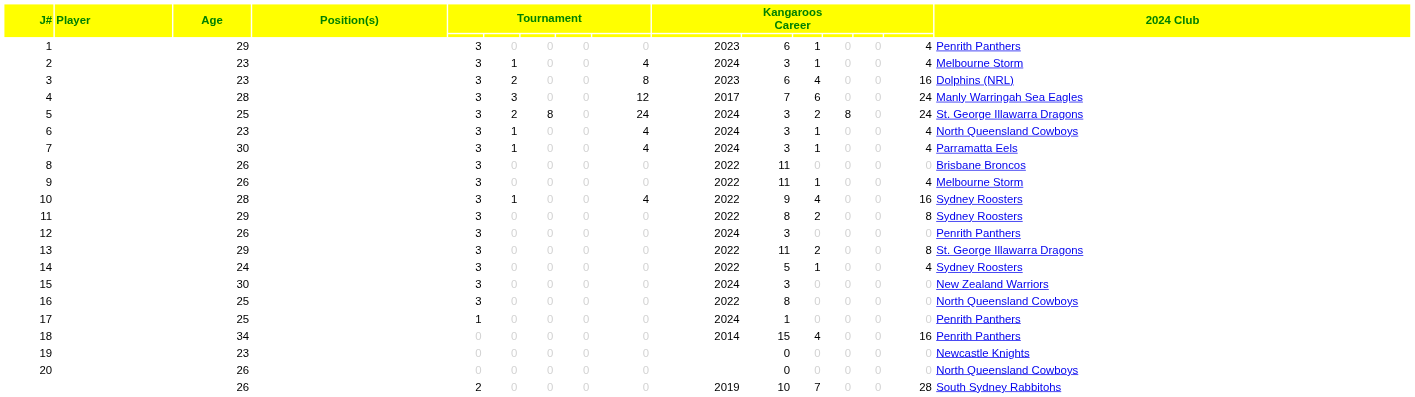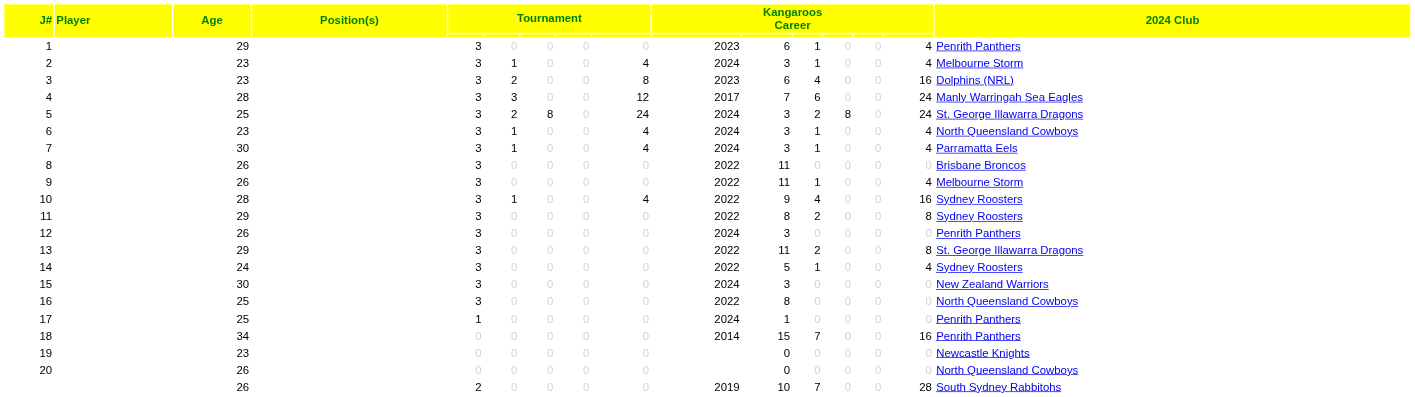(817, 336) 4 -> (817, 336) 7
